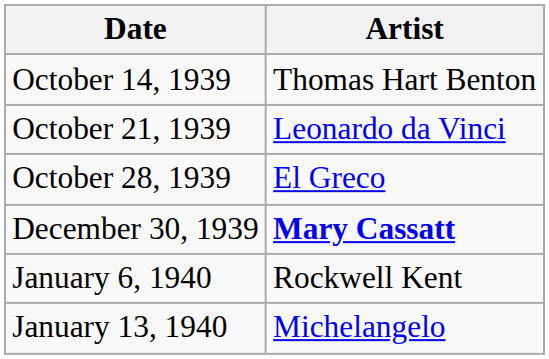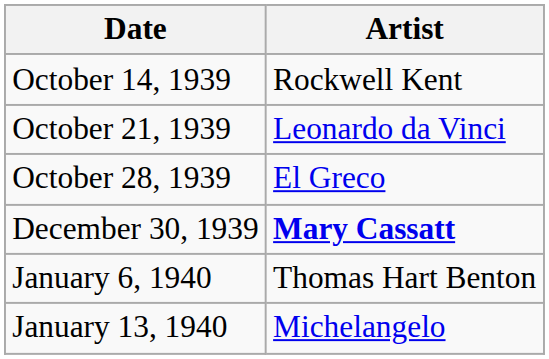(405, 79) Thomas Hart Benton -> (368, 79) Rockwell Kent
(368, 278) Rockwell Kent -> (405, 278) Thomas Hart Benton
